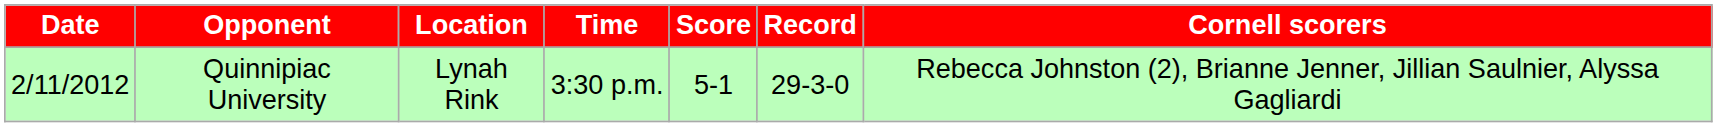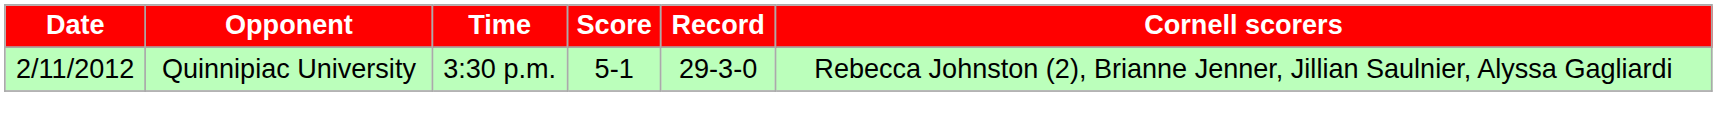- column: (471, 25)
